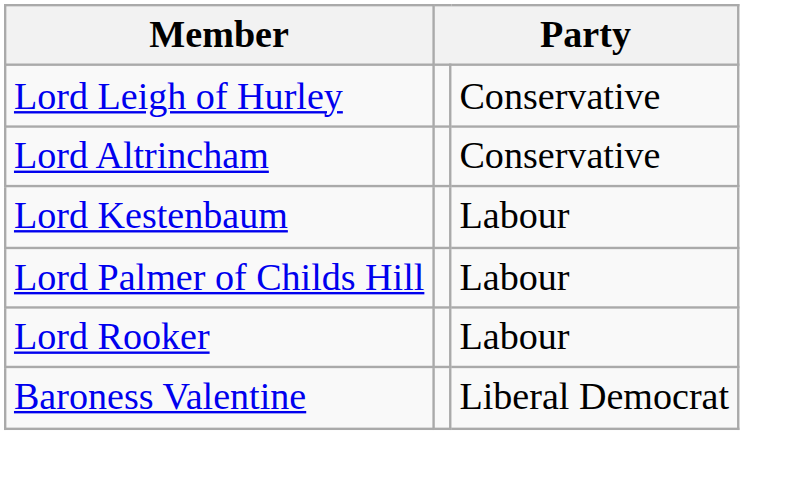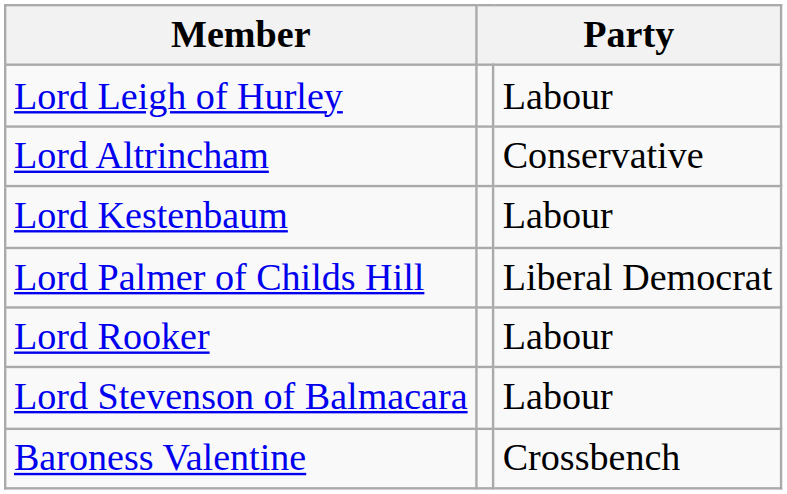(560, 95) Conservative -> (558, 95) Labour
(514, 276) Labour -> (638, 276) Liberal Democrat
+ row: (241, 397)
(594, 397) Liberal Democrat -> (592, 457) Crossbench
